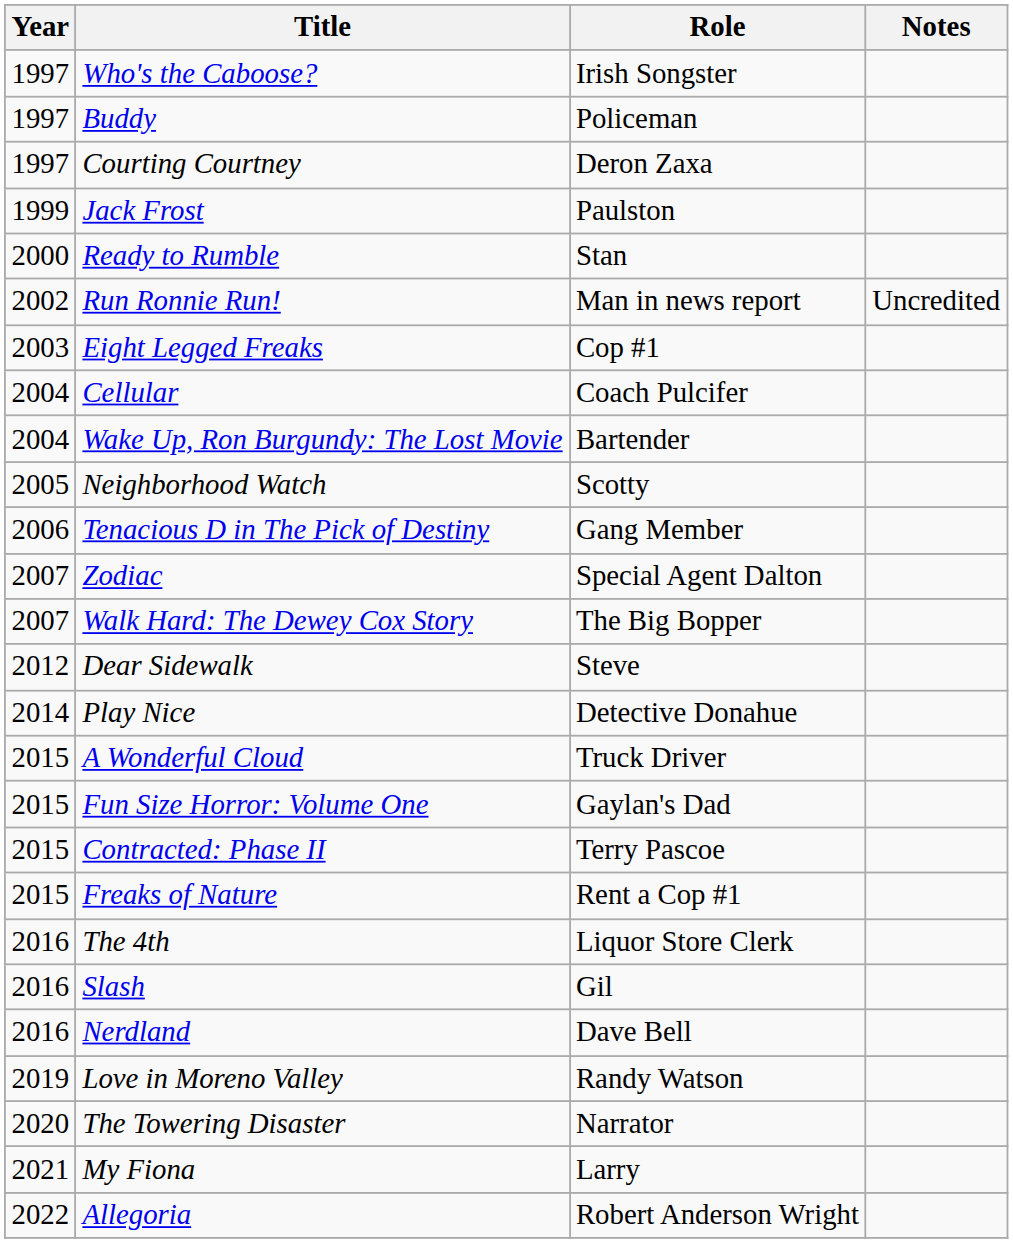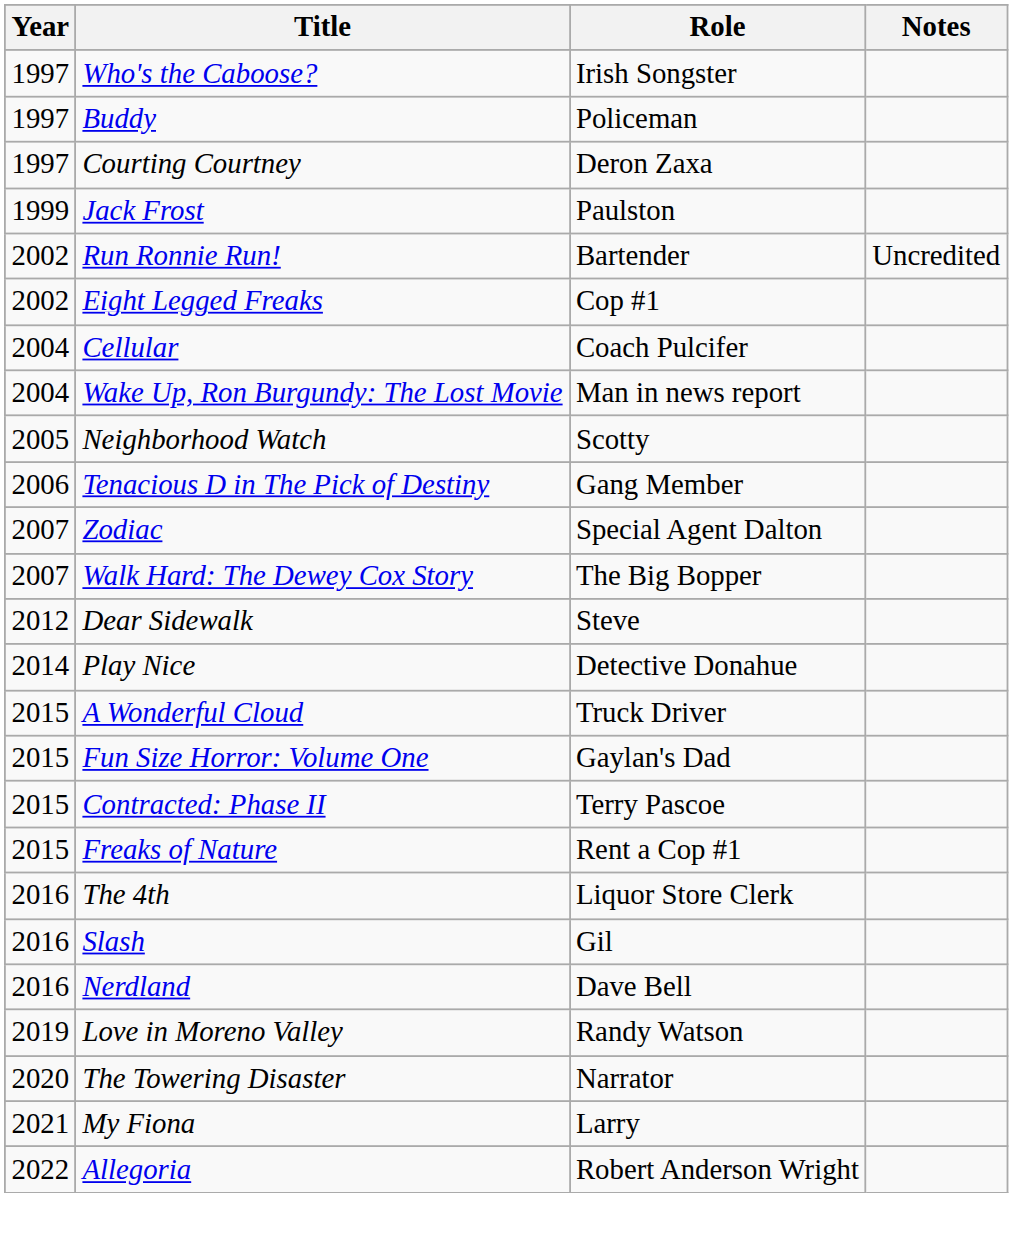- row: (181, 255)
(688, 301) Man in news report -> (633, 255) Bartender
(40, 347) 2003 -> (40, 301) 2002
(633, 438) Bartender -> (688, 392) Man in news report
